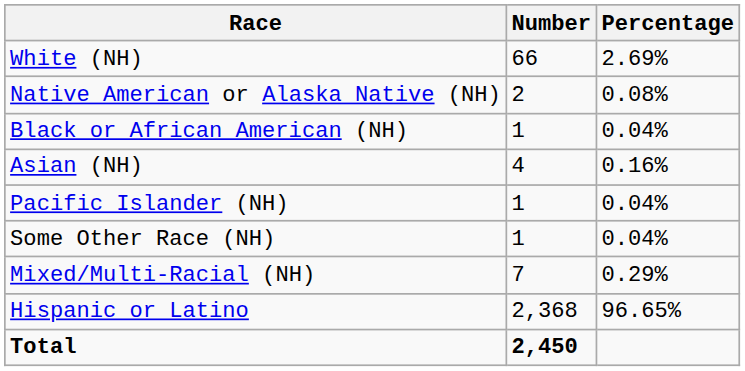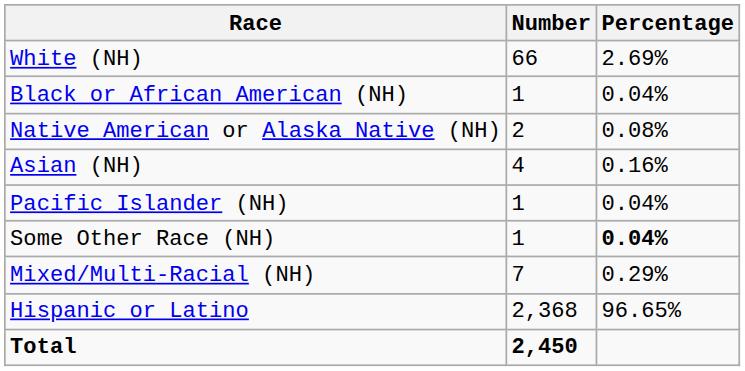rows swapped: (209, 131) <-> (255, 95)
(635, 239) normal -> (635, 239) bold
